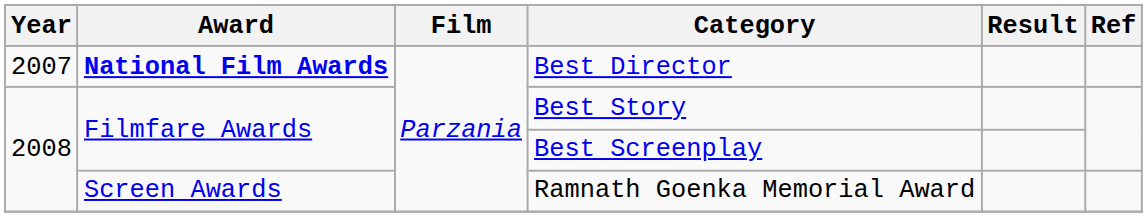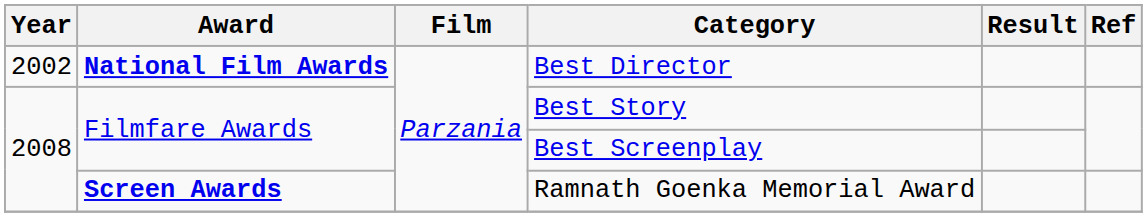(41, 67) 2007 -> (41, 67) 2002
(183, 191) normal -> (183, 191) bold
